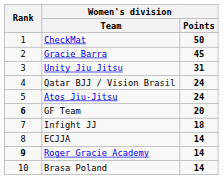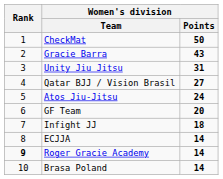(199, 54) 45 -> (199, 54) 43
(199, 82) 24 -> (199, 82) 27
(23, 111) bold -> (23, 111) normal
